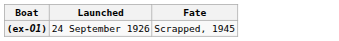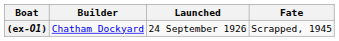+ column: (98, 12)
